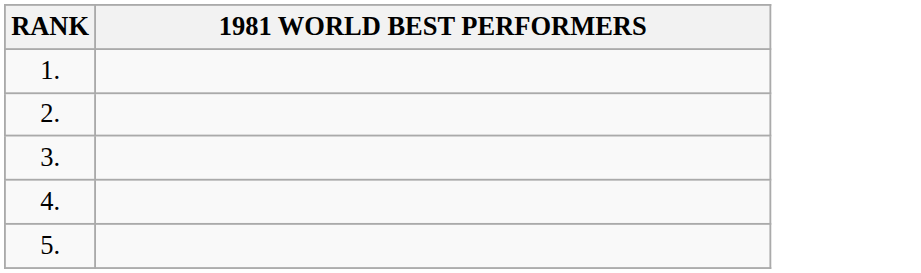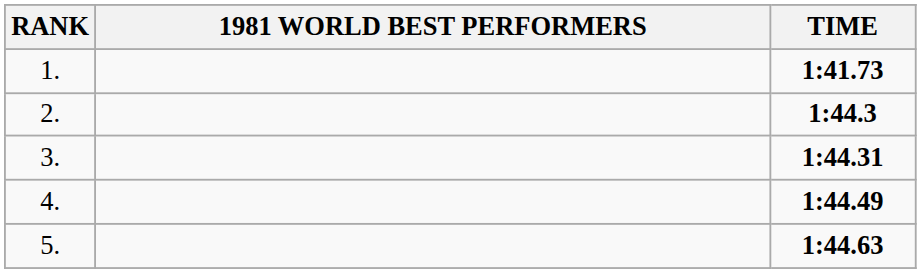+ column: (843, 26)
